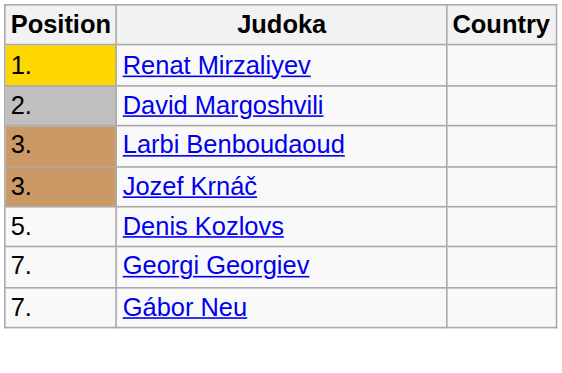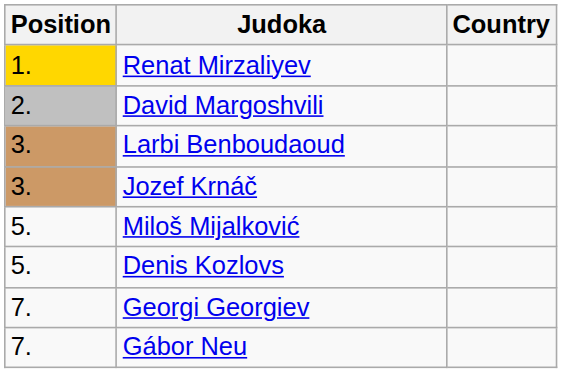+ row: (211, 226)
